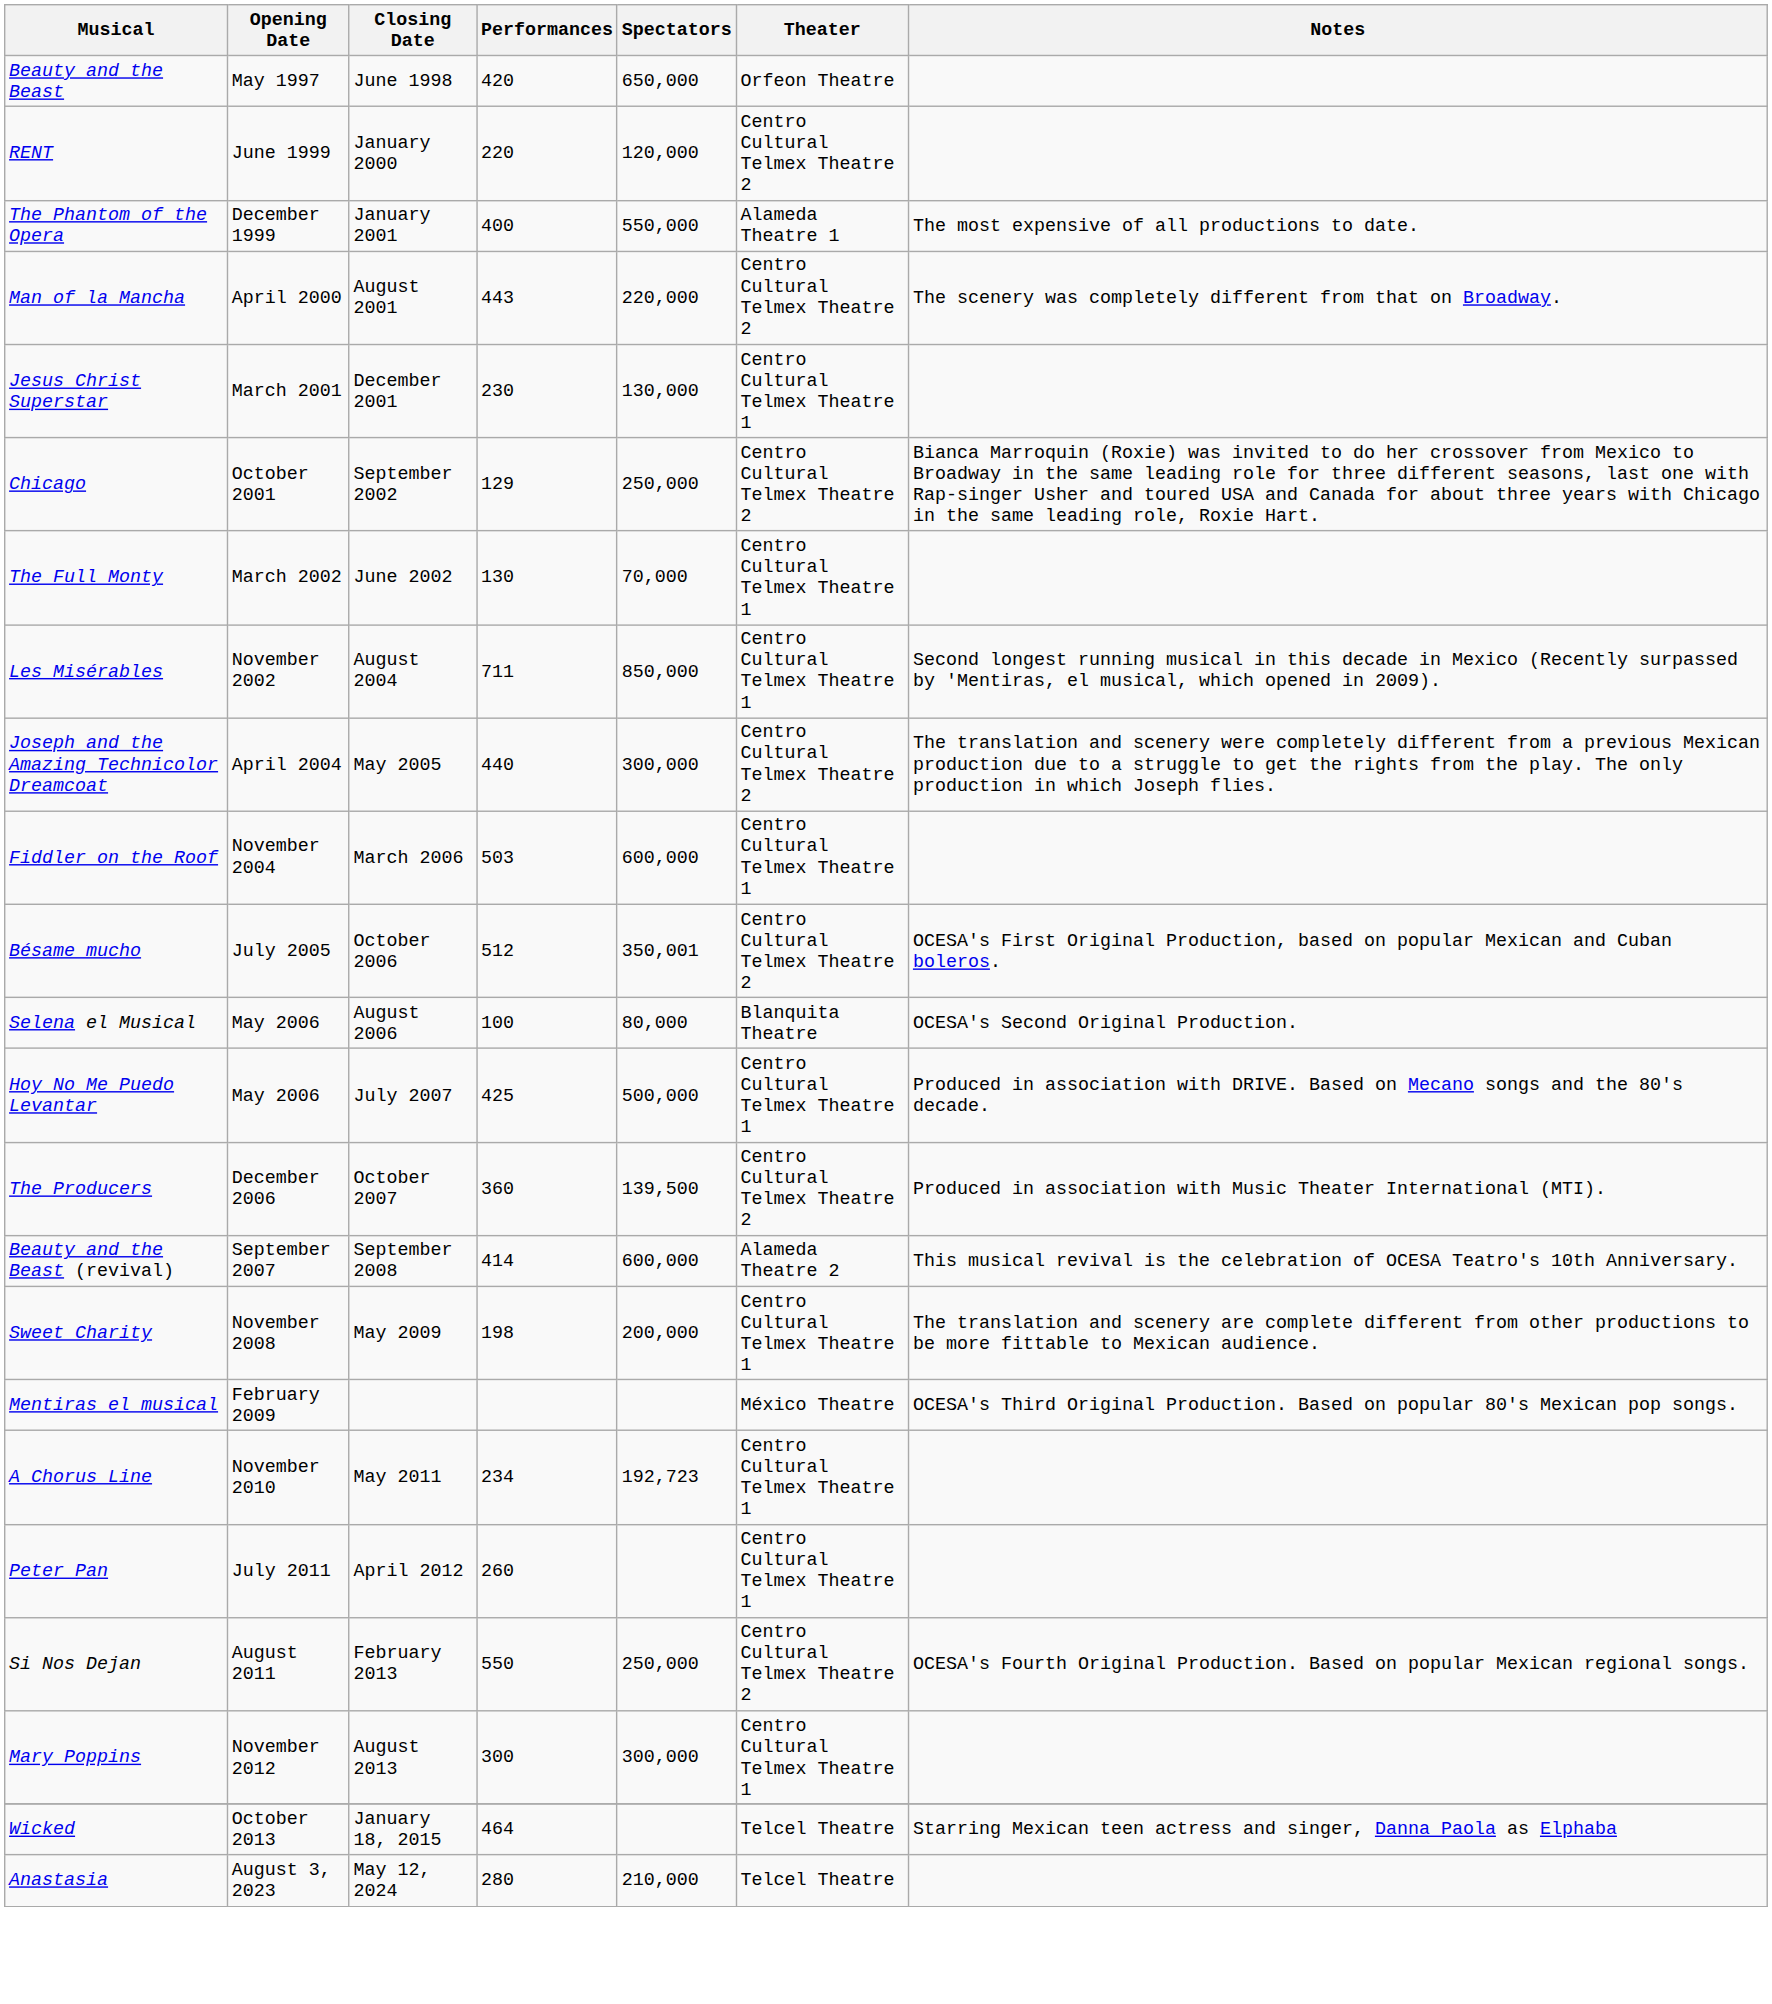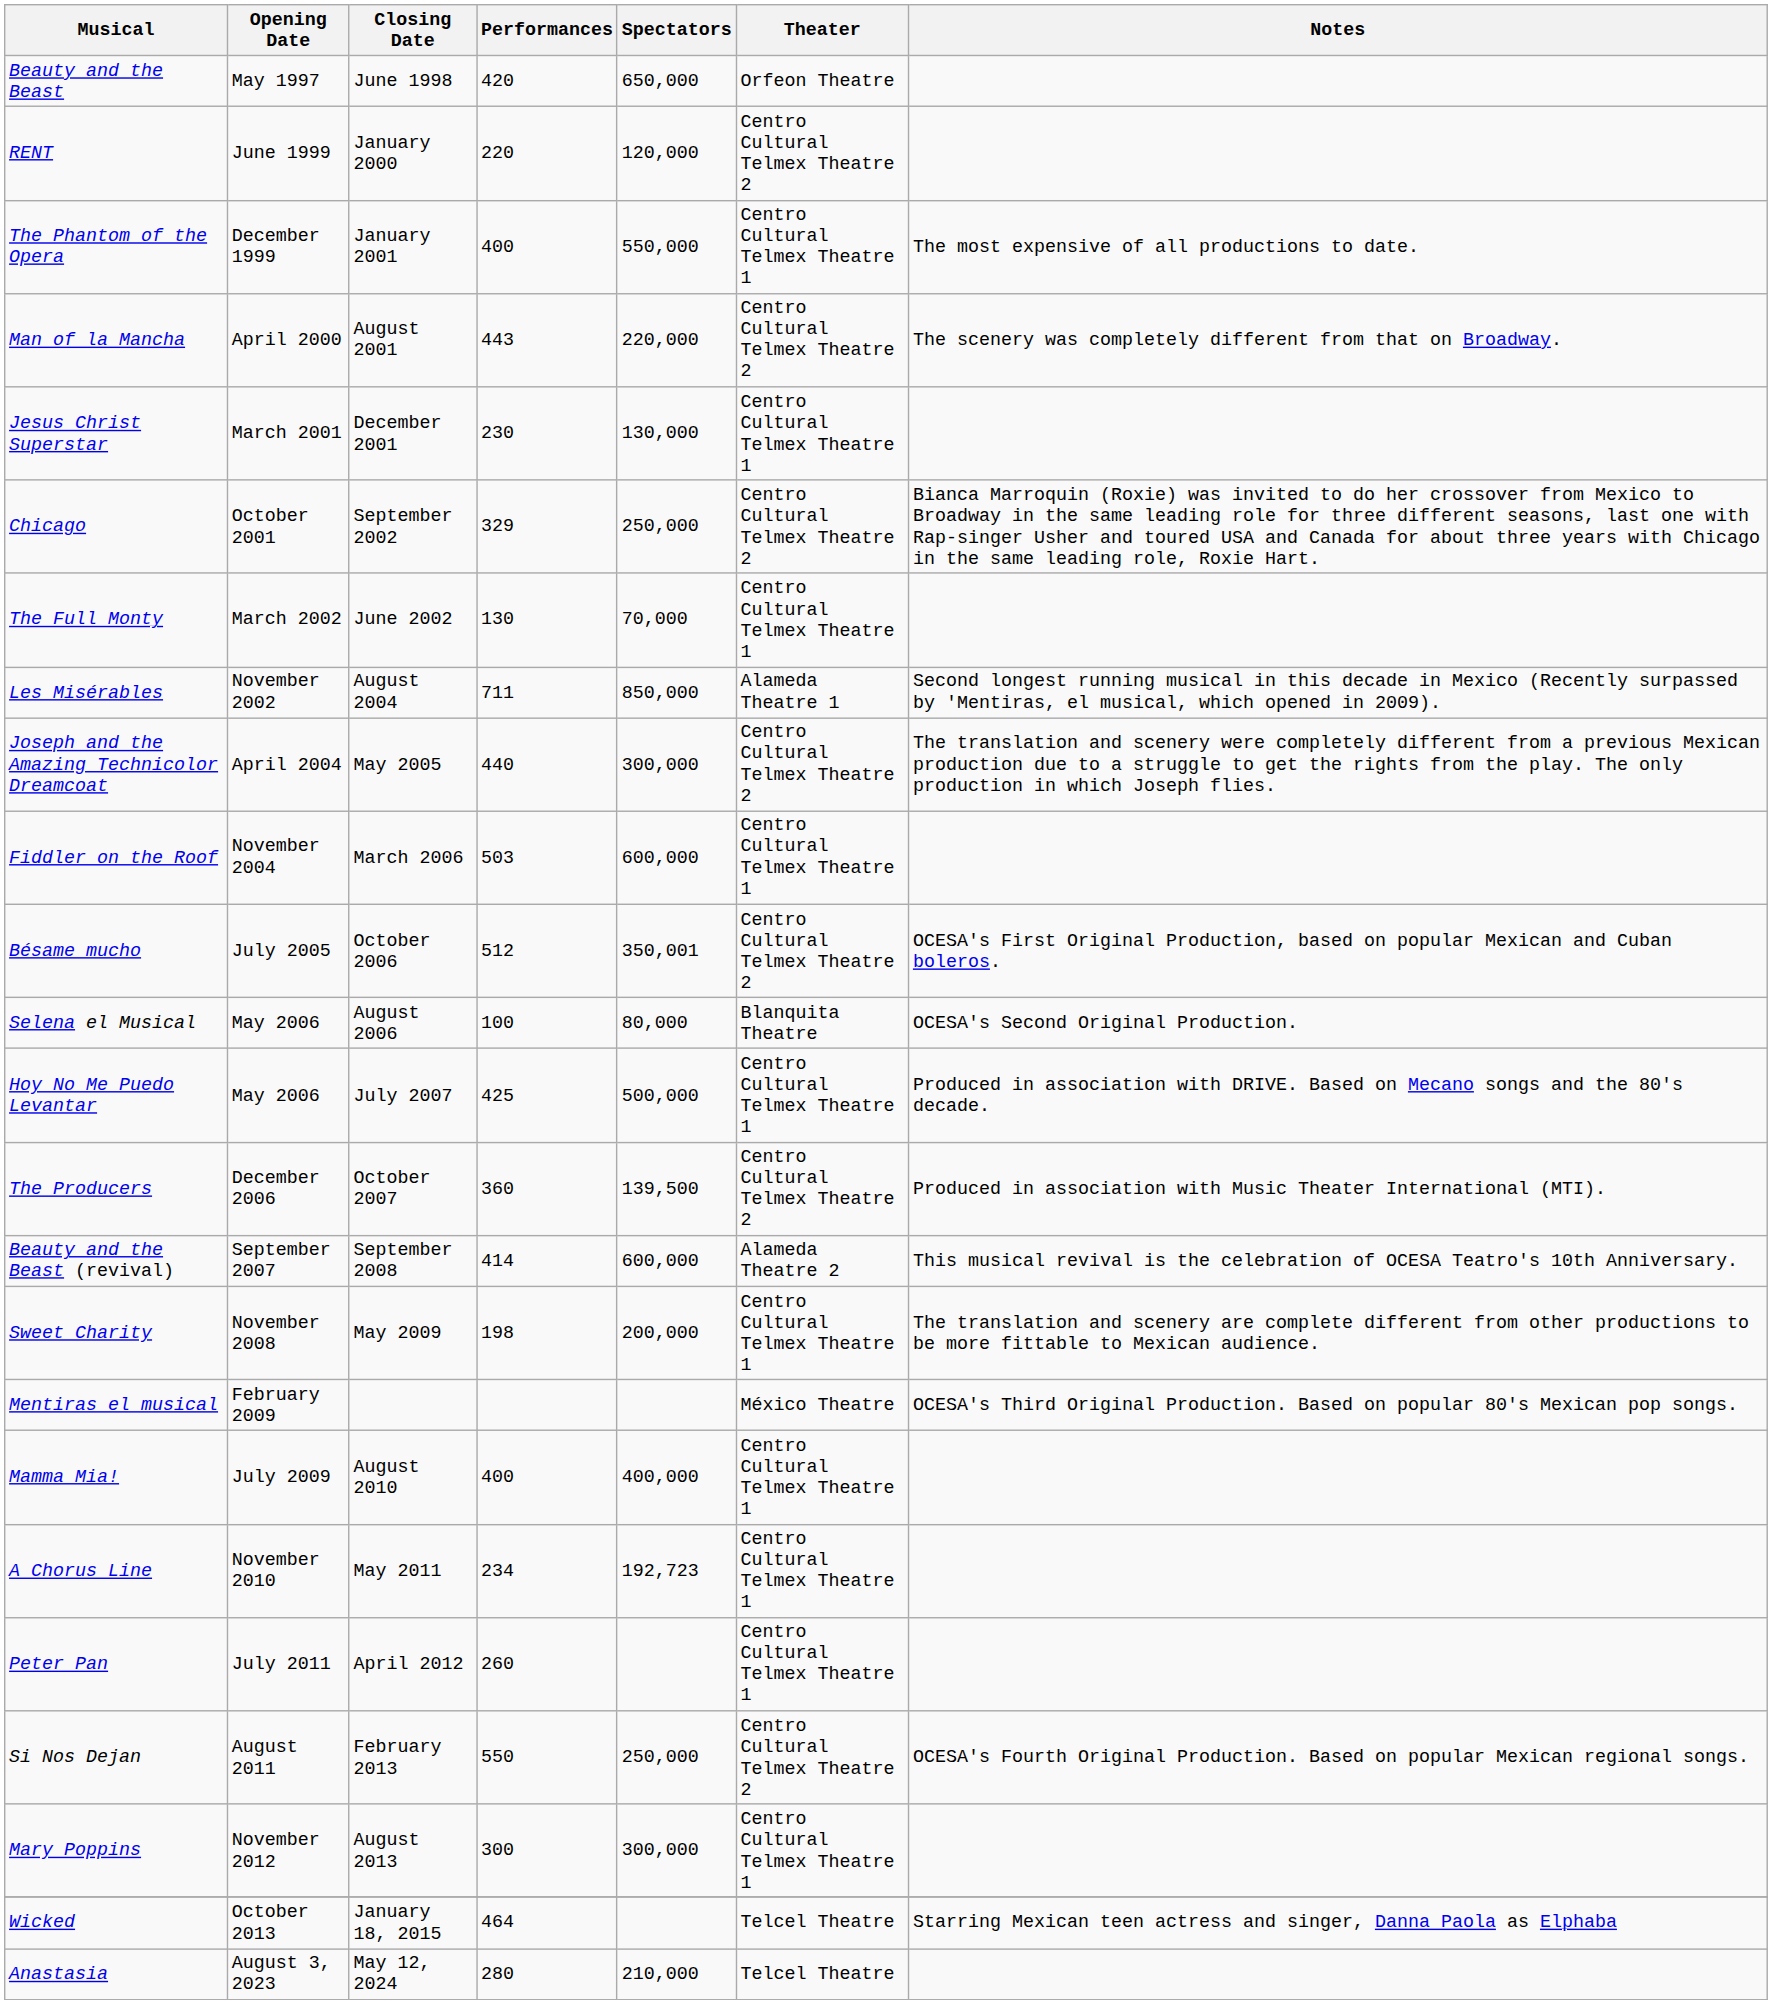(790, 226) Alameda Theatre 1 -> (817, 247) Centro Cultural Telmex Theatre 1
(497, 484) 129 -> (497, 527) 329
(817, 671) Centro Cultural Telmex Theatre 1 -> (790, 692) Alameda Theatre 1
+ row: (64, 1477)
